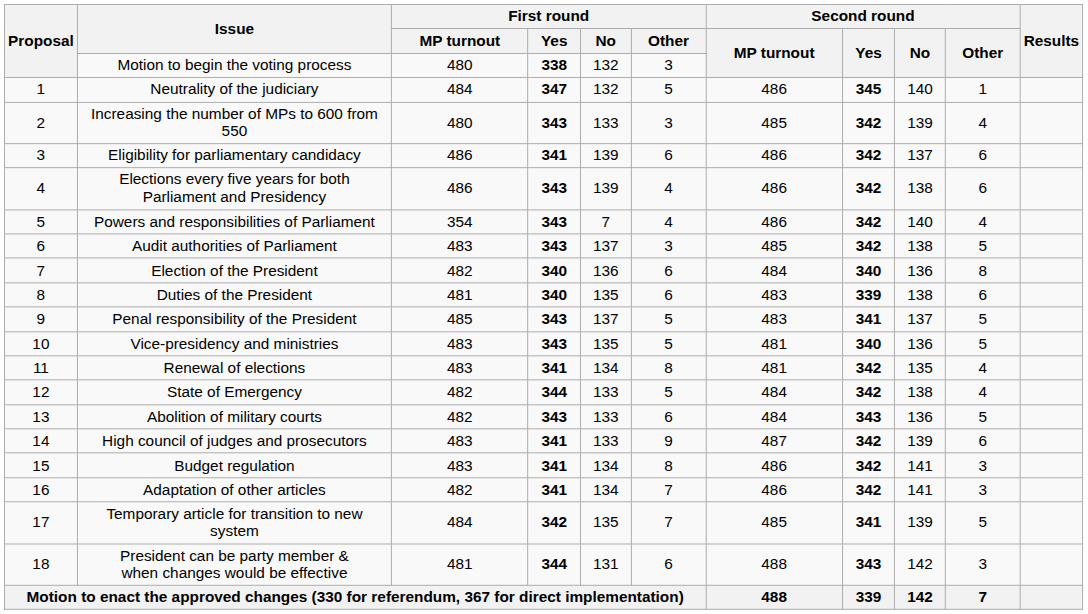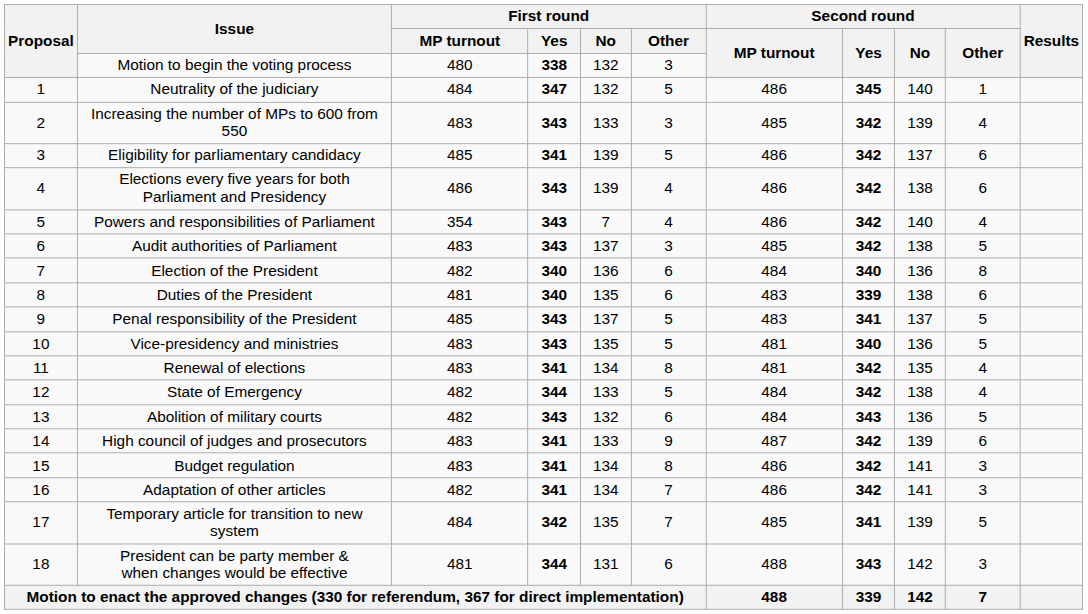(460, 122) 480 -> (460, 122) 483
(460, 155) 486 -> (460, 155) 485
(668, 155) 6 -> (668, 155) 5
(606, 416) 133 -> (606, 416) 132
